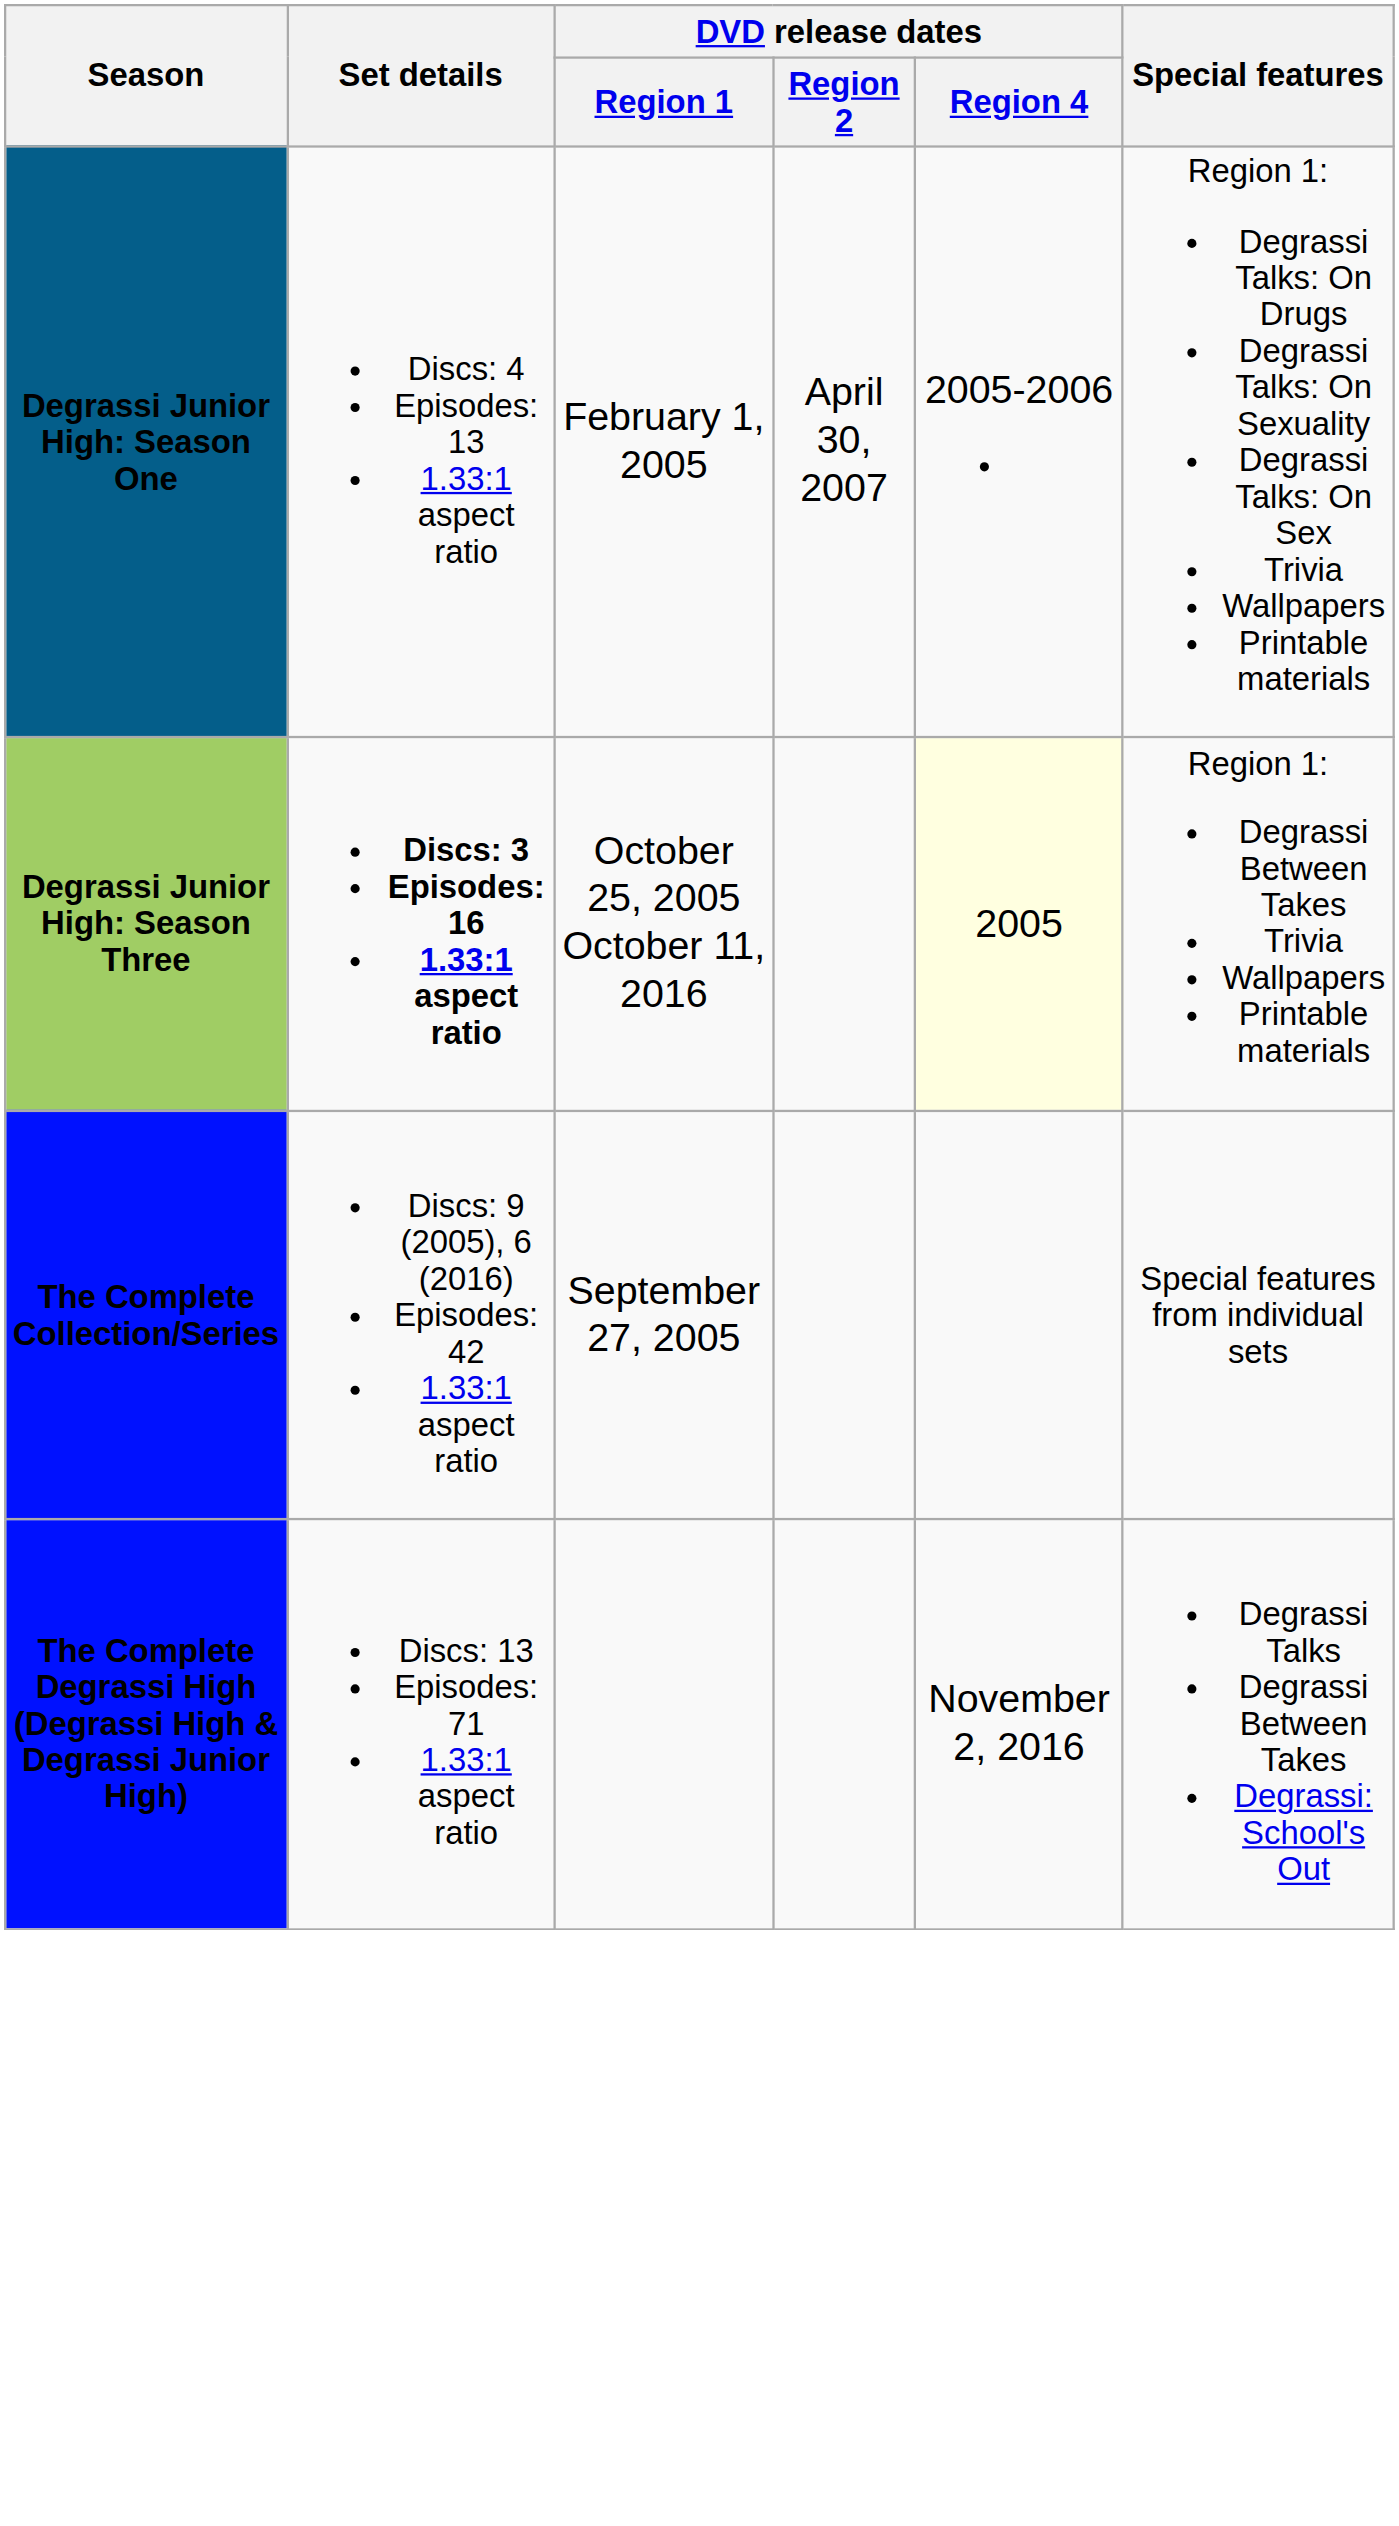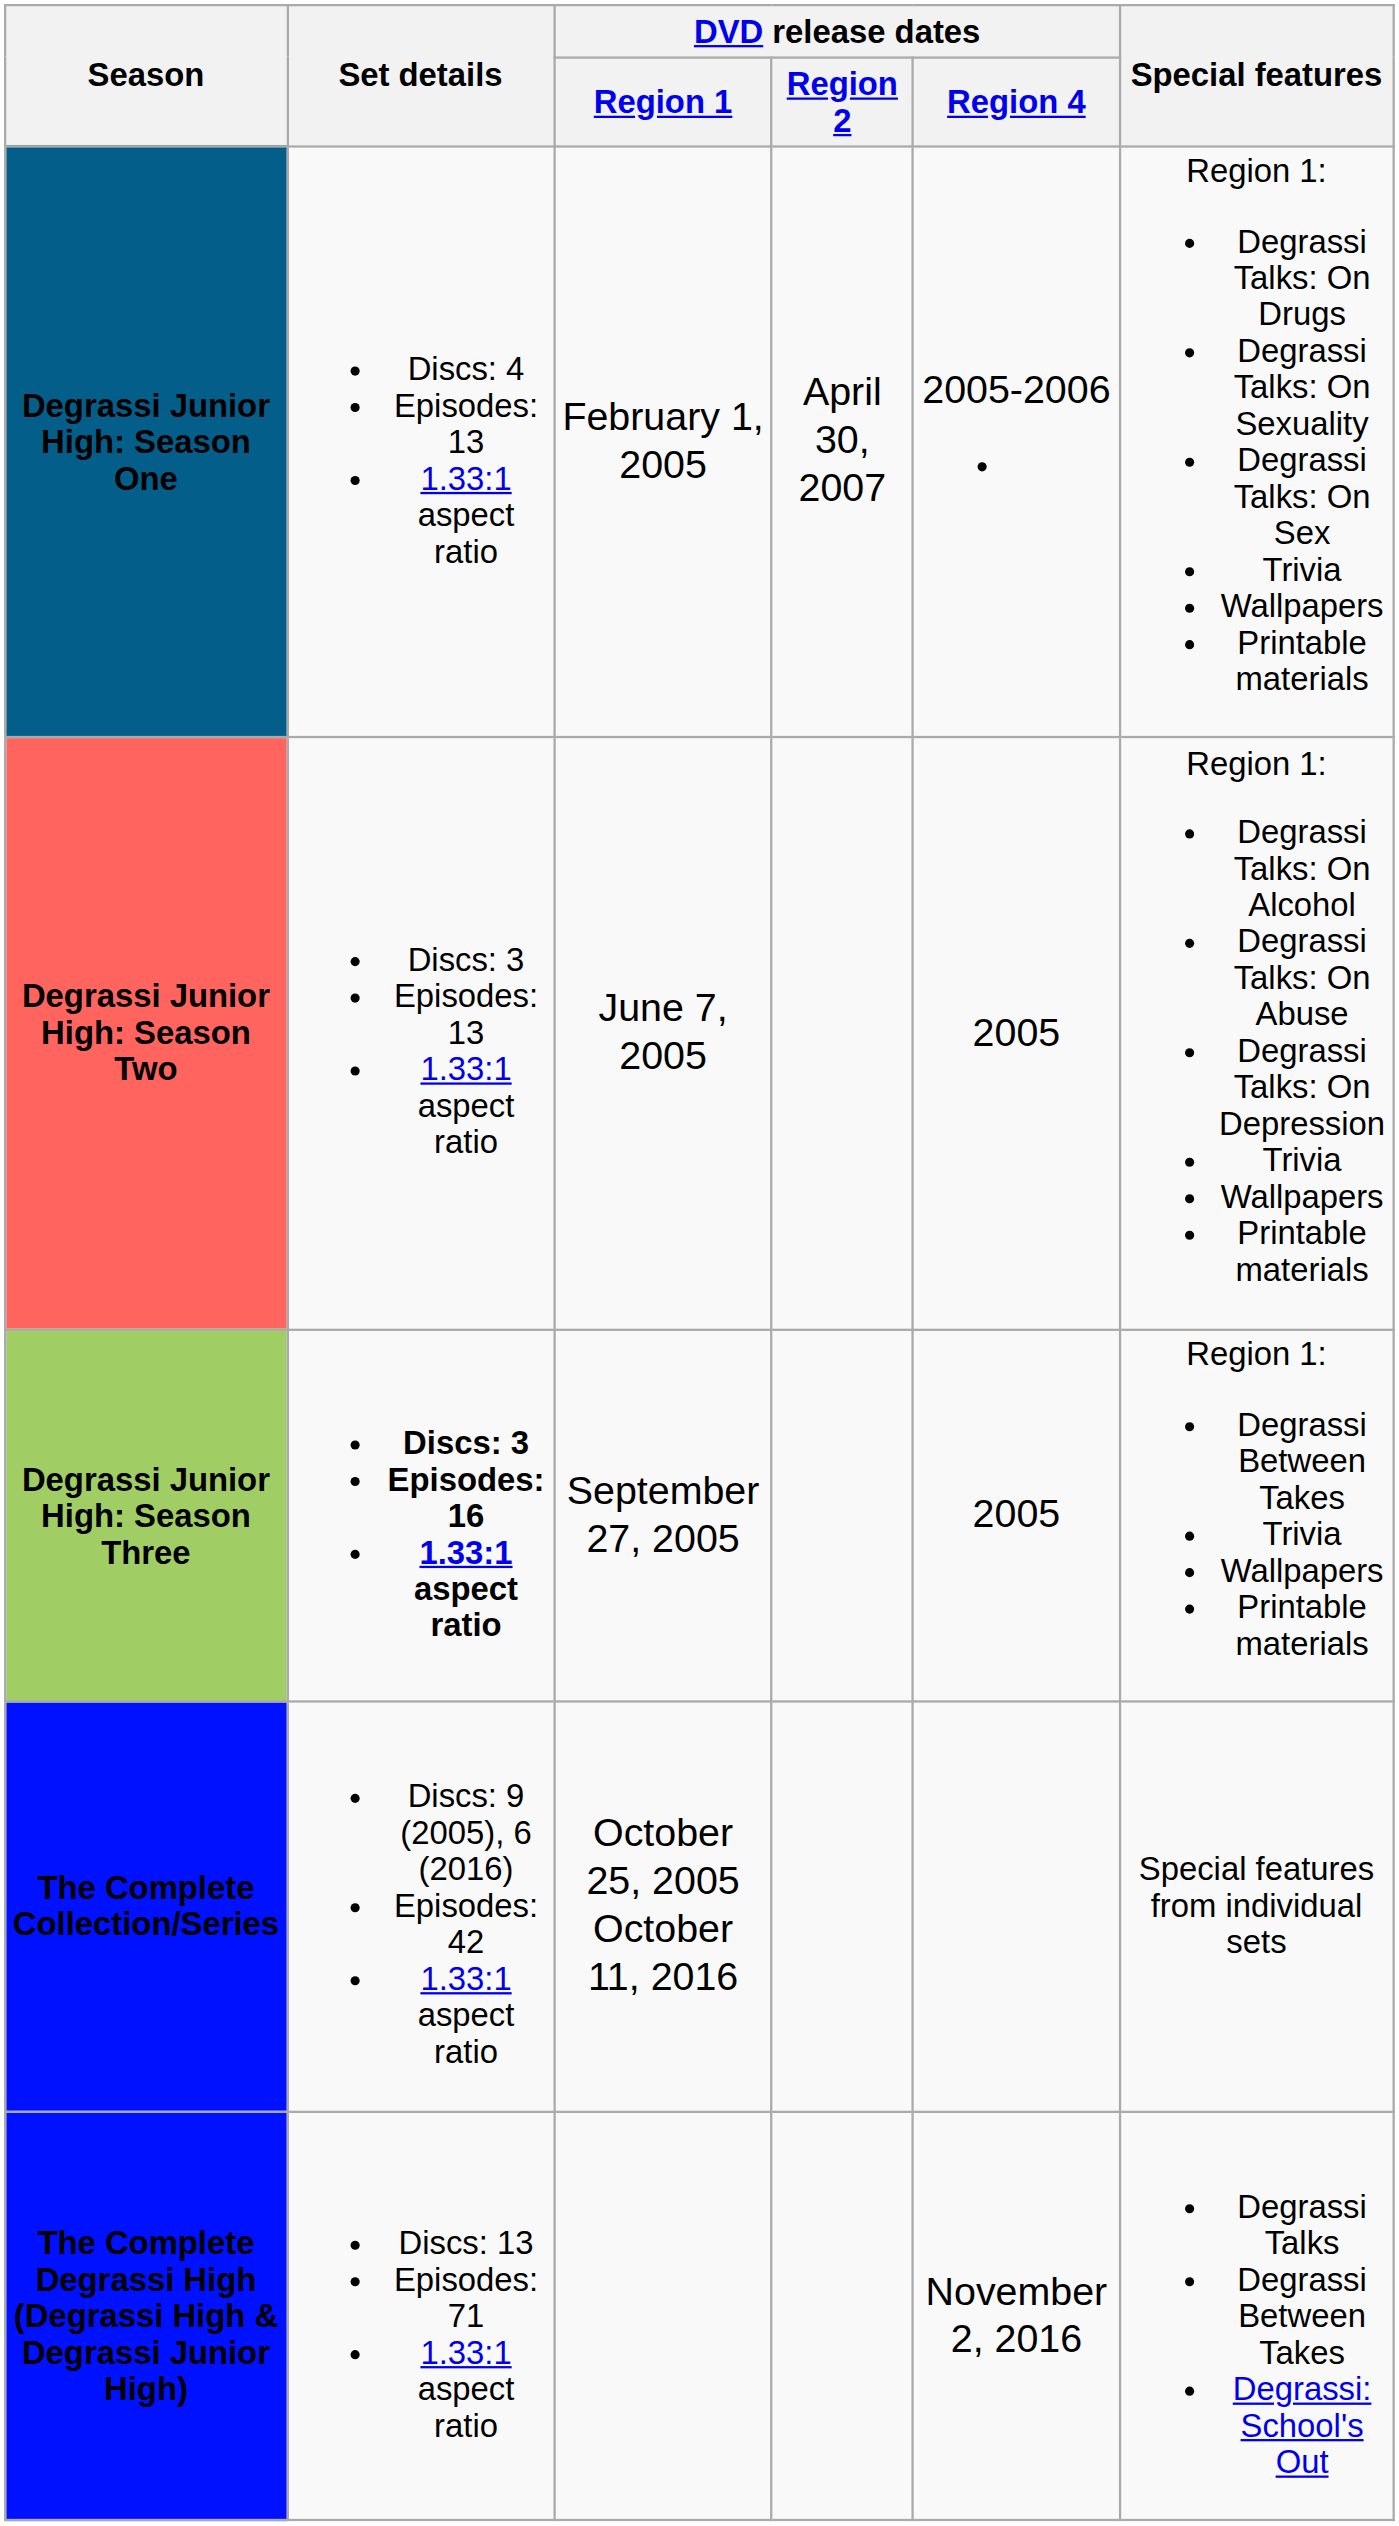+ row: (146, 1033)
(664, 923) October 25, 2005 October 11, 2016 -> (663, 1514) September 27, 2005
(1019, 923) lightyellow background -> (1016, 1514) no background
(664, 1314) September 27, 2005 -> (663, 1906) October 25, 2005 October 11, 2016
